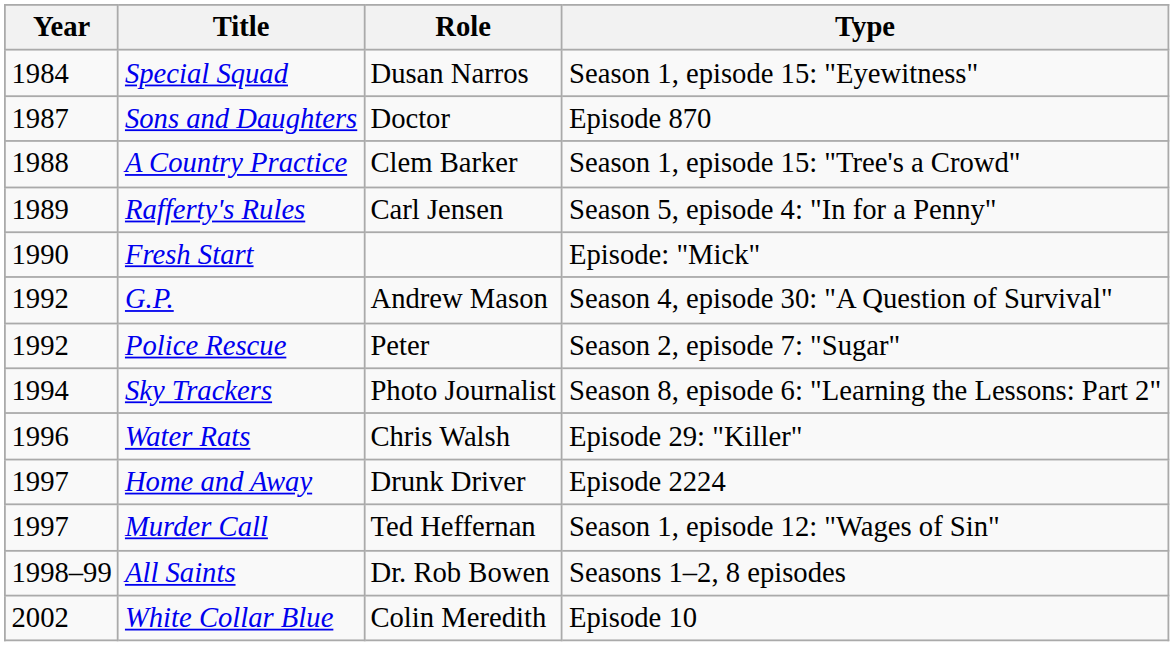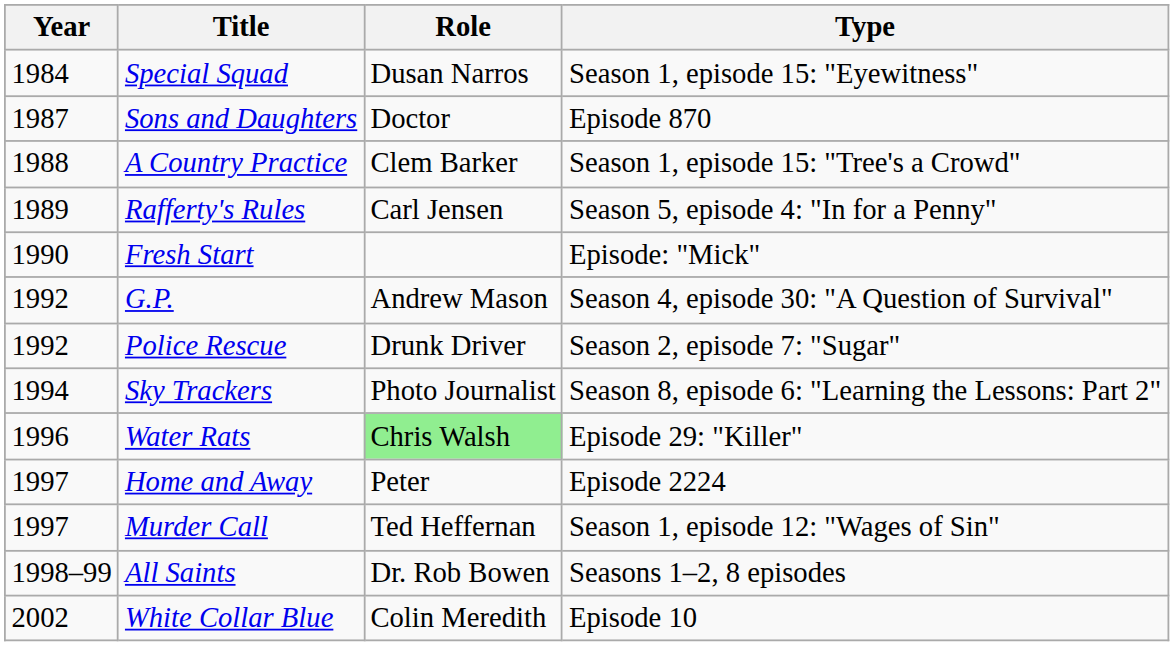(400, 345) Peter -> (448, 345) Drunk Driver
(440, 436) no background -> (440, 436) lightgreen background
(448, 481) Drunk Driver -> (400, 481) Peter
